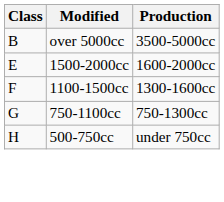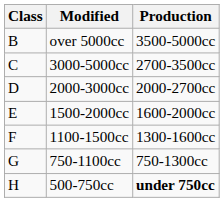+ row: (89, 64)
+ row: (89, 88)
(173, 137) normal -> (175, 185) bold
